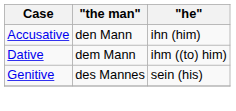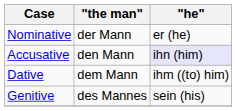+ row: (39, 34)
(176, 34) no background -> (178, 55) lavender background
